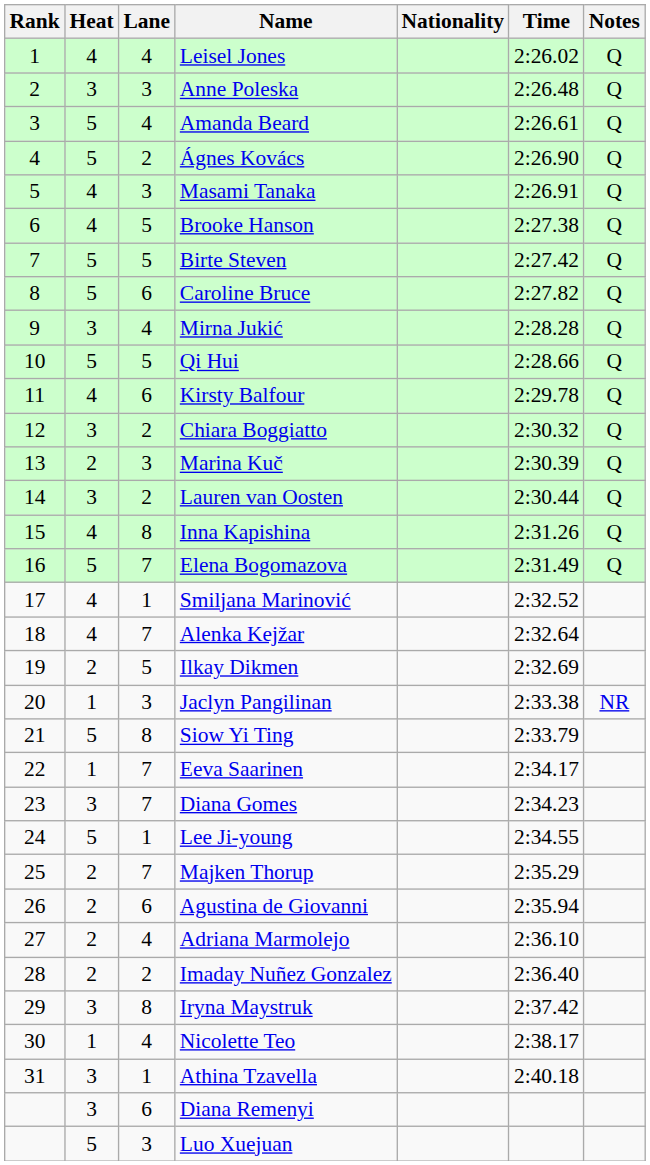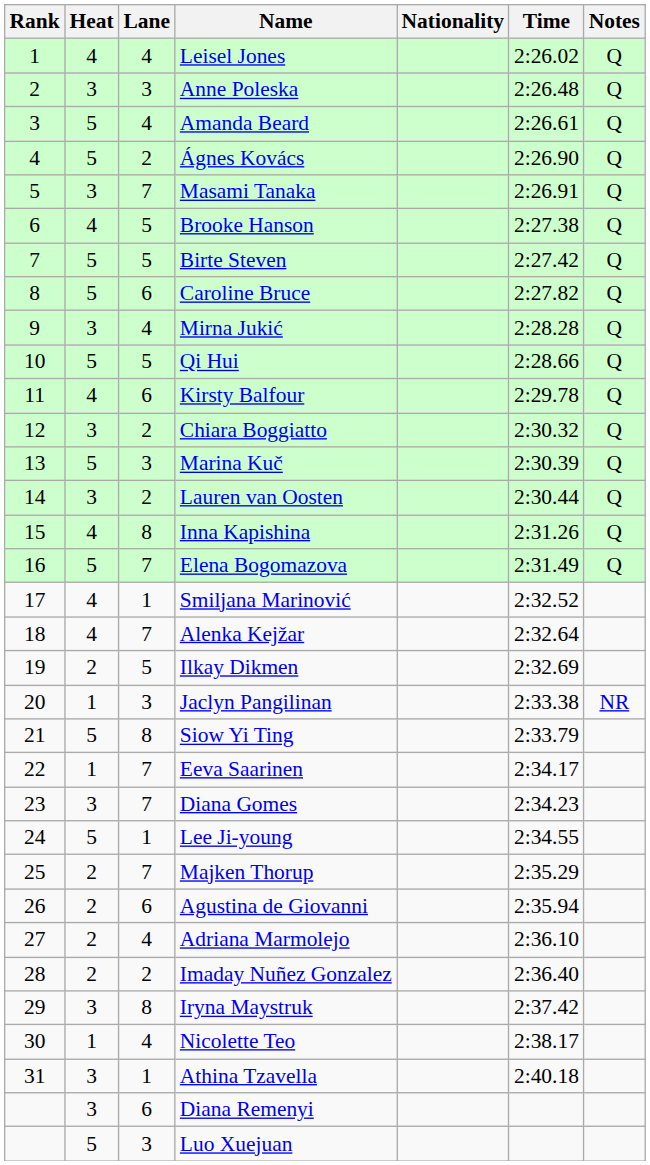(92, 191) 4 -> (92, 191) 3
(147, 191) 3 -> (147, 191) 7
(92, 463) 2 -> (92, 463) 5
